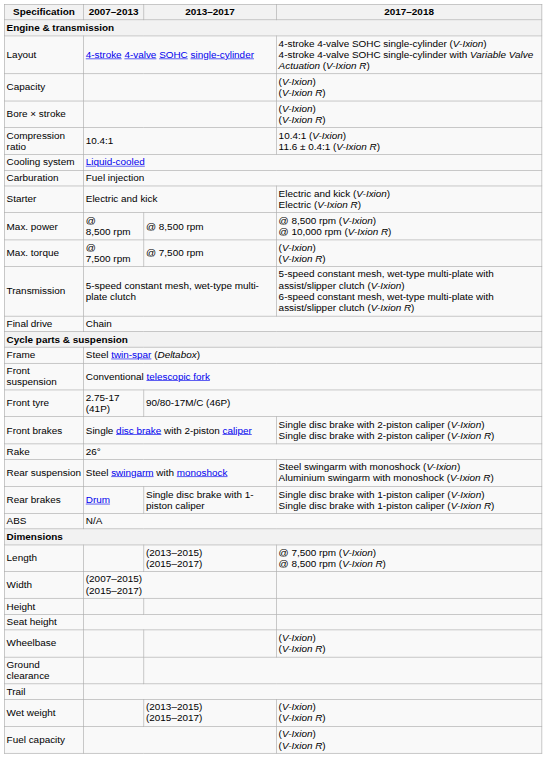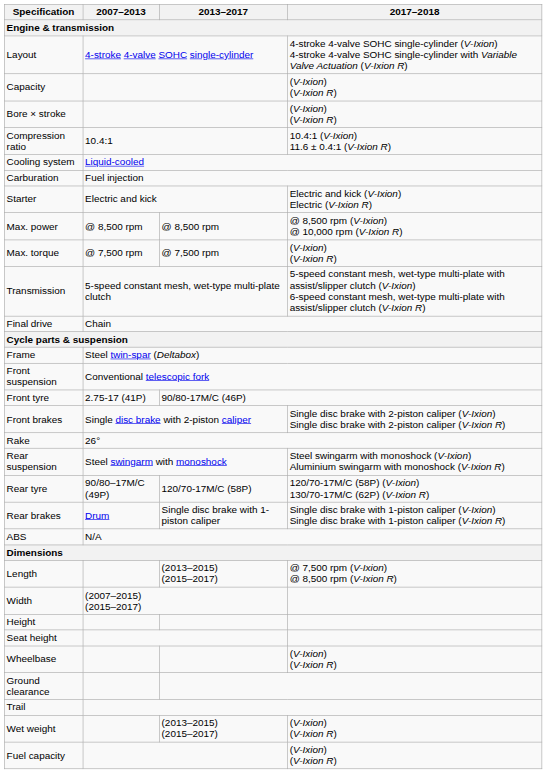+ row: (27, 488)
